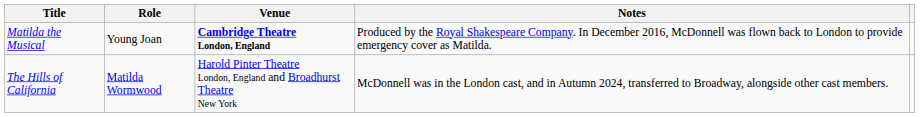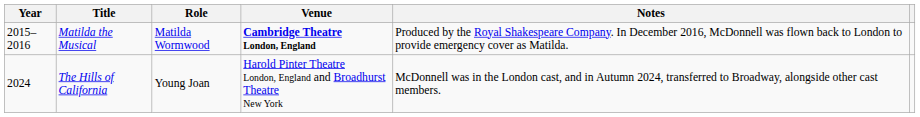+ column: (30, 13)
(134, 38) Young Joan -> (182, 38) Matilda Wormwood
(134, 83) Matilda Wormwood -> (182, 83) Young Joan
